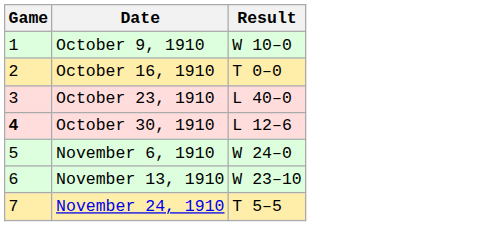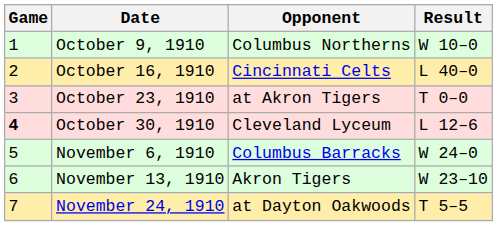+ column: (322, 18)
(257, 72) T 0–0 -> (448, 72) L 40–0
(262, 99) L 40–0 -> (443, 99) T 0–0
